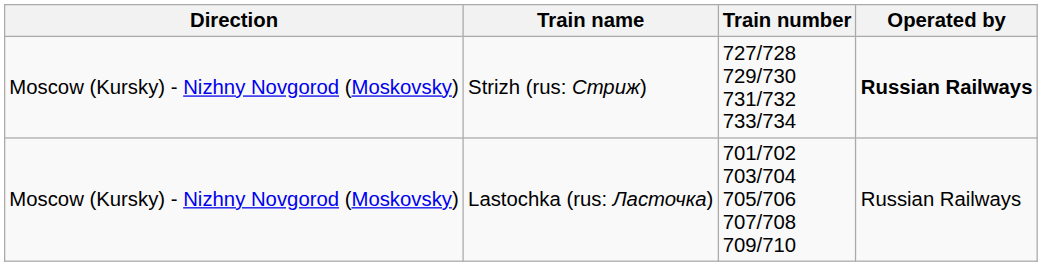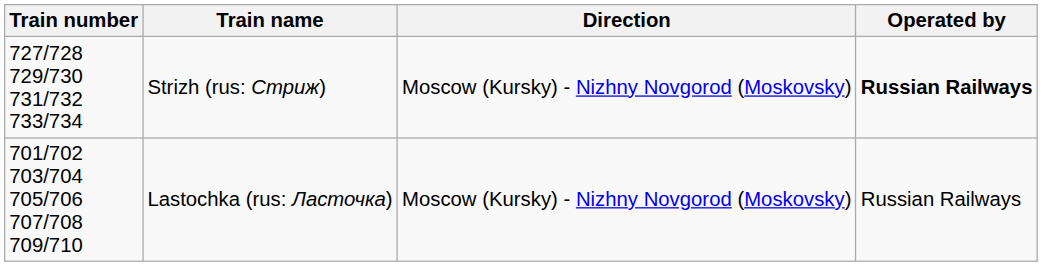columns swapped: (787, 20) <-> (234, 20)
